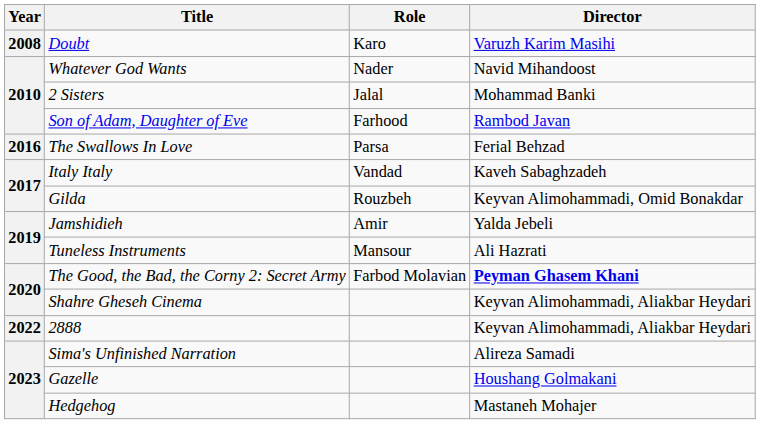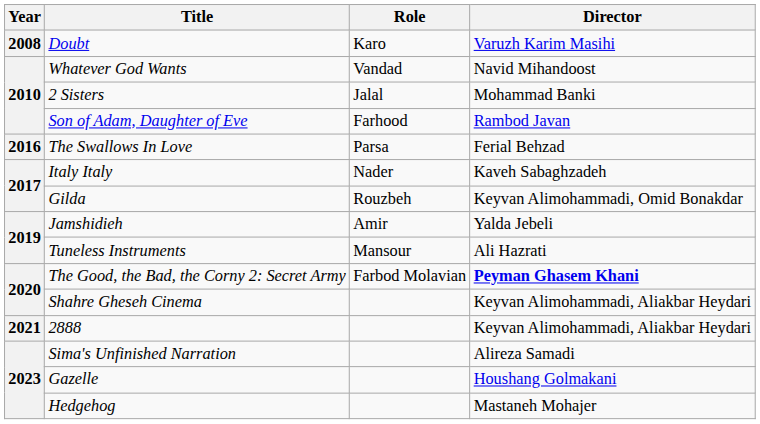(373, 69) Nader -> (378, 69) Vandad
(378, 172) Vandad -> (373, 172) Nader
(25, 328) 2022 -> (25, 328) 2021
